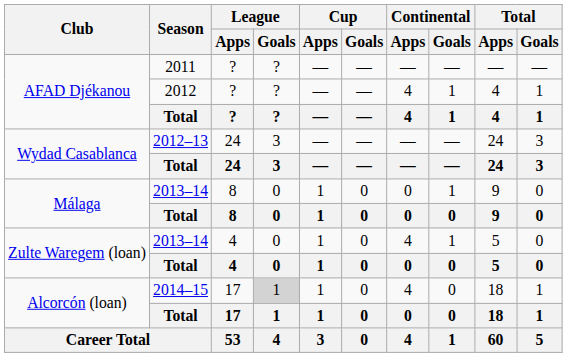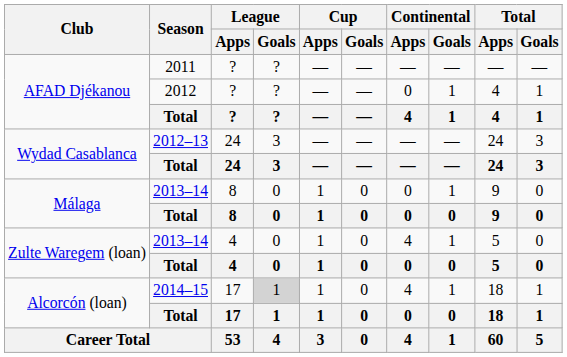(408, 91) 4 -> (408, 91) 0
(452, 290) 0 -> (452, 290) 1
